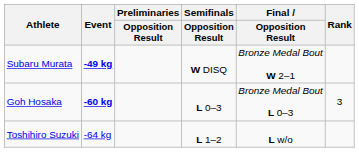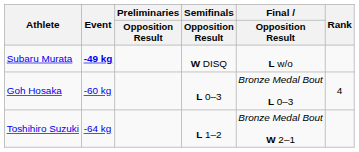(281, 64) Bronze Medal Bout W 2–1 -> (281, 64) L w/o
(98, 102) bold -> (97, 91) normal
(340, 102) 3 -> (340, 91) 4
(281, 140) L w/o -> (281, 129) Bronze Medal Bout W 2–1
